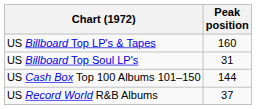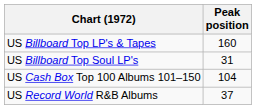(227, 78) 144 -> (227, 78) 104
